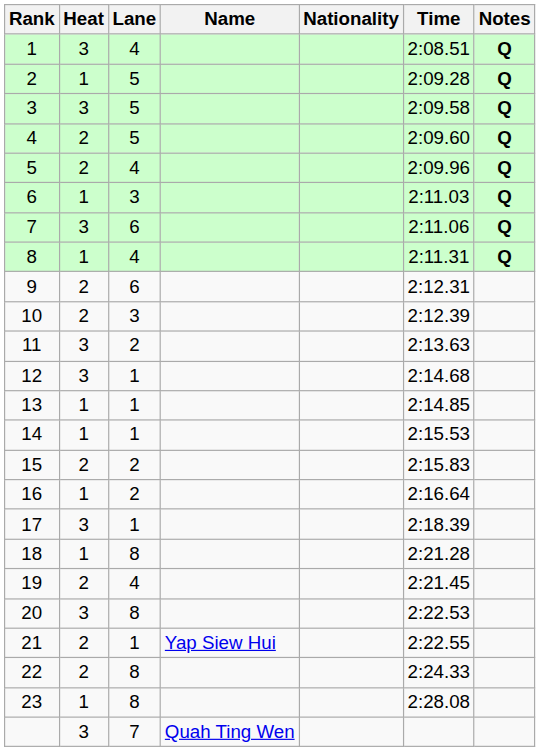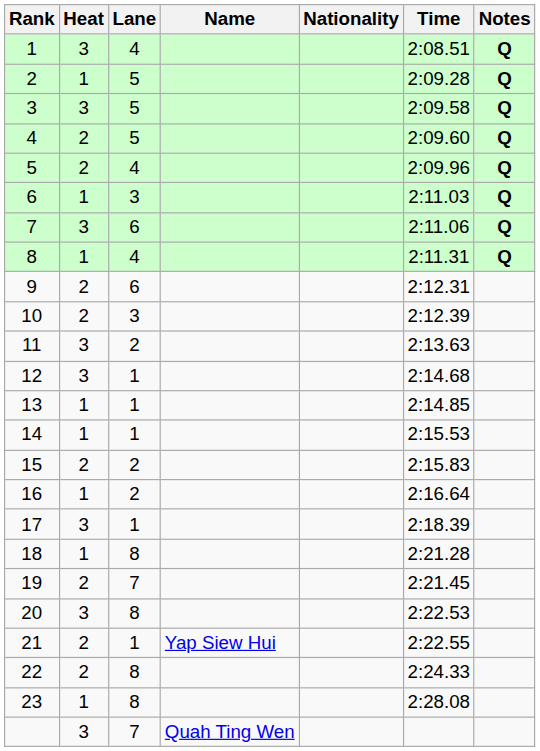(134, 583) 4 -> (134, 583) 7
